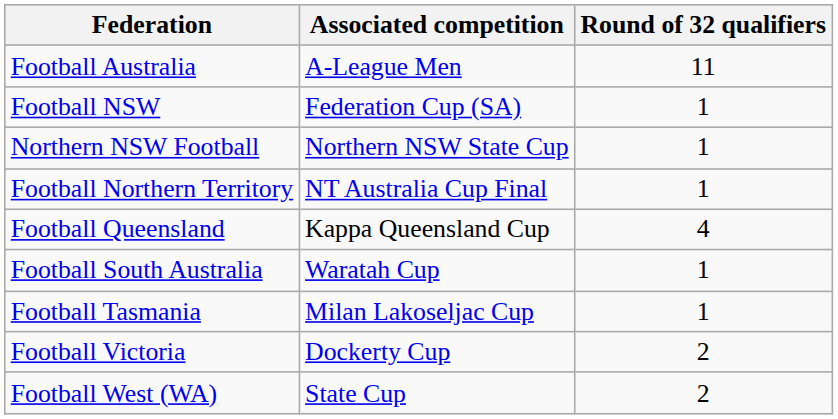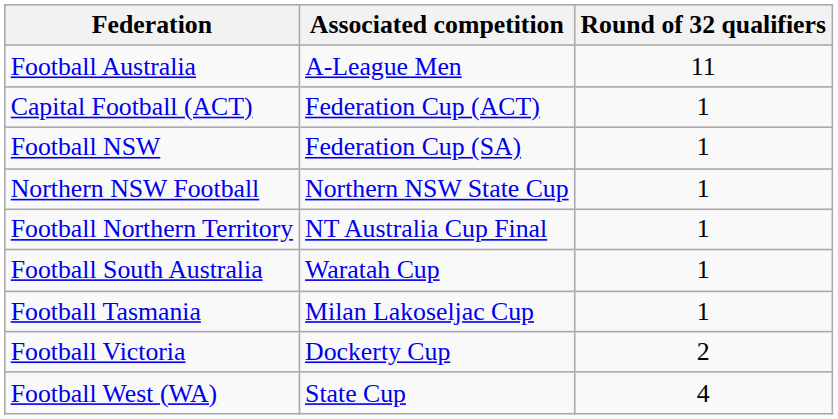+ row: (132, 106)
- row: (118, 229)
(703, 392) 2 -> (703, 392) 4
